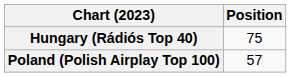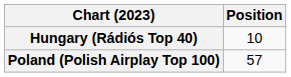(254, 38) 75 -> (254, 38) 10
